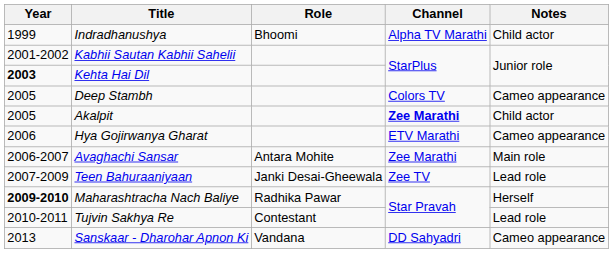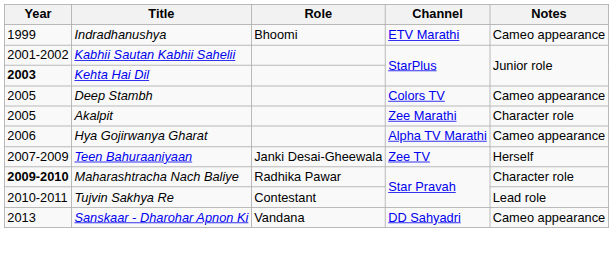(438, 34) Alpha TV Marathi -> (424, 34) ETV Marathi
(523, 34) Child actor -> (549, 34) Cameo appearance
(424, 116) bold -> (422, 116) normal
(523, 116) Child actor -> (533, 116) Character role
(424, 136) ETV Marathi -> (438, 136) Alpha TV Marathi
- row: (126, 156)
(519, 177) Lead role -> (513, 156) Herself
(513, 197) Herself -> (533, 177) Character role
